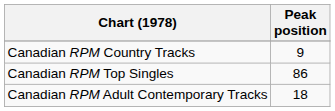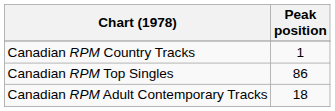(300, 52) 9 -> (300, 52) 1
